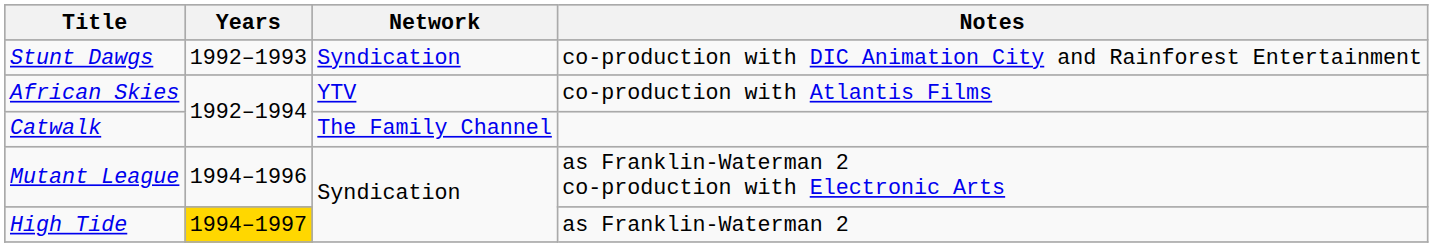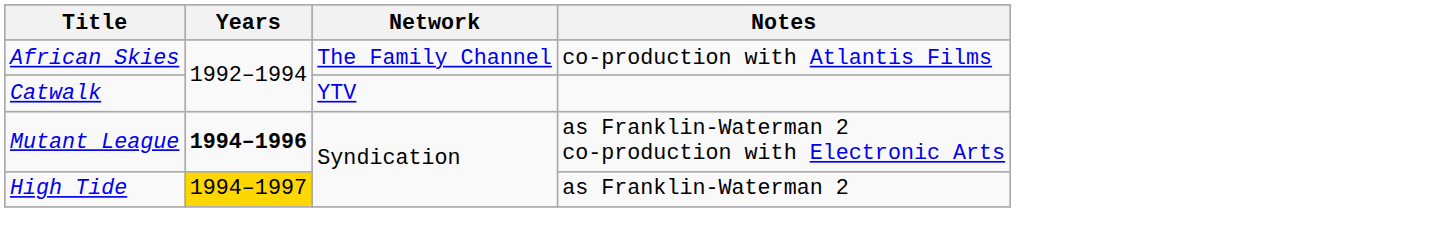- row: (82, 58)
(337, 93) YTV -> (435, 58) The Family Channel
(435, 129) The Family Channel -> (337, 93) YTV
(248, 177) normal -> (248, 141) bold
